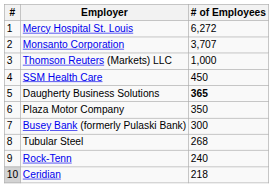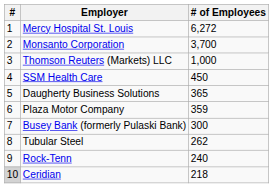(204, 45) 3,707 -> (204, 45) 3,700
(199, 93) bold -> (199, 93) normal
(199, 110) 350 -> (199, 110) 359
(199, 142) 268 -> (199, 142) 262
